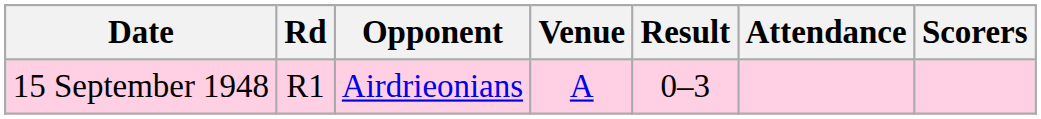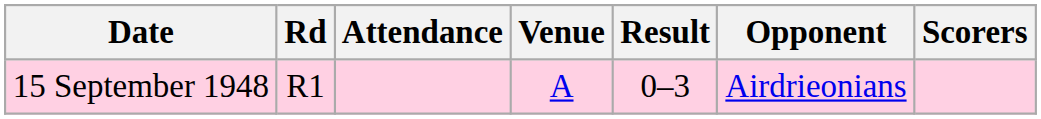columns swapped: (432, 31) <-> (826, 31)
